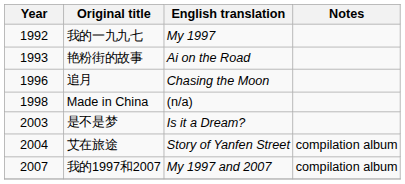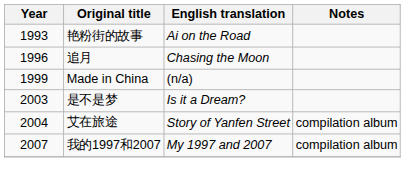- row: (105, 35)
(34, 101) 1998 -> (34, 79) 1999
